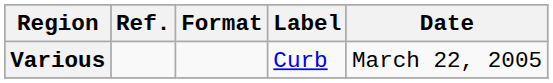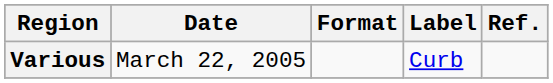columns swapped: (447, 23) <-> (143, 23)
